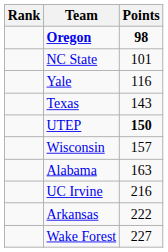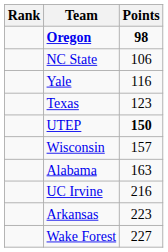(141, 59) 101 -> (141, 59) 106
(141, 103) 143 -> (141, 103) 123
(141, 214) 222 -> (141, 214) 223
